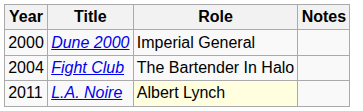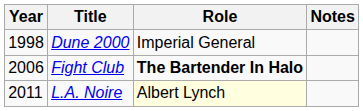(26, 42) 2000 -> (26, 42) 1998
(26, 67) 2004 -> (26, 67) 2006
(216, 67) normal -> (220, 67) bold
